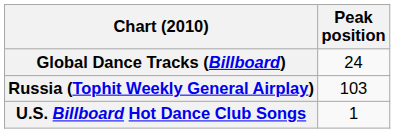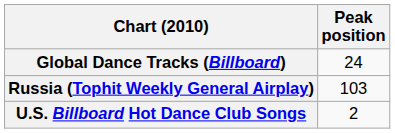(354, 114) 1 -> (354, 114) 2
